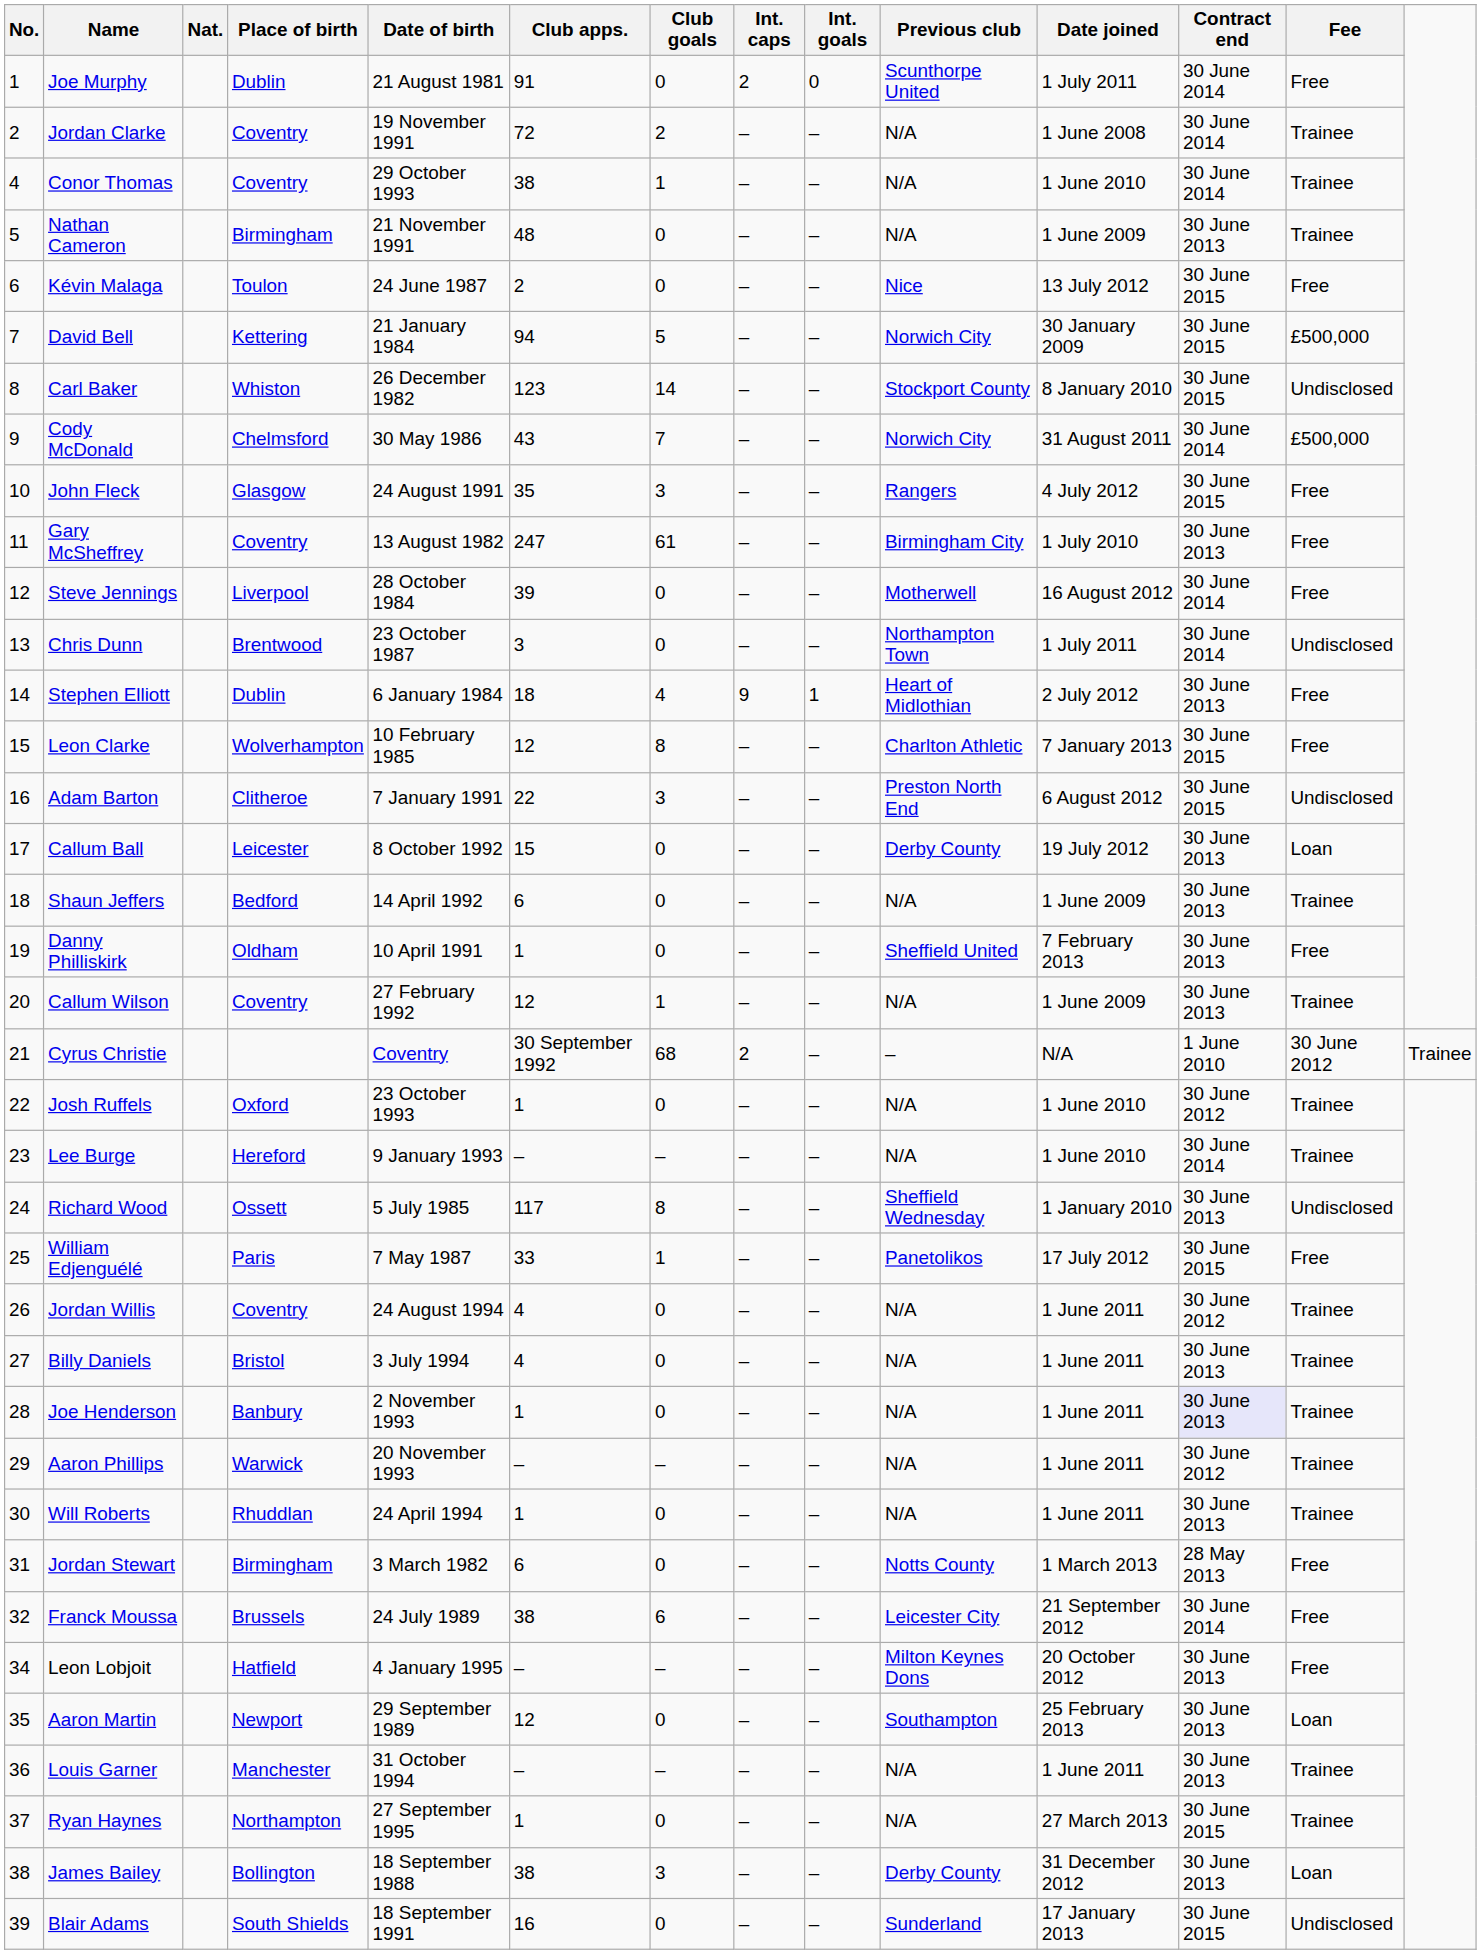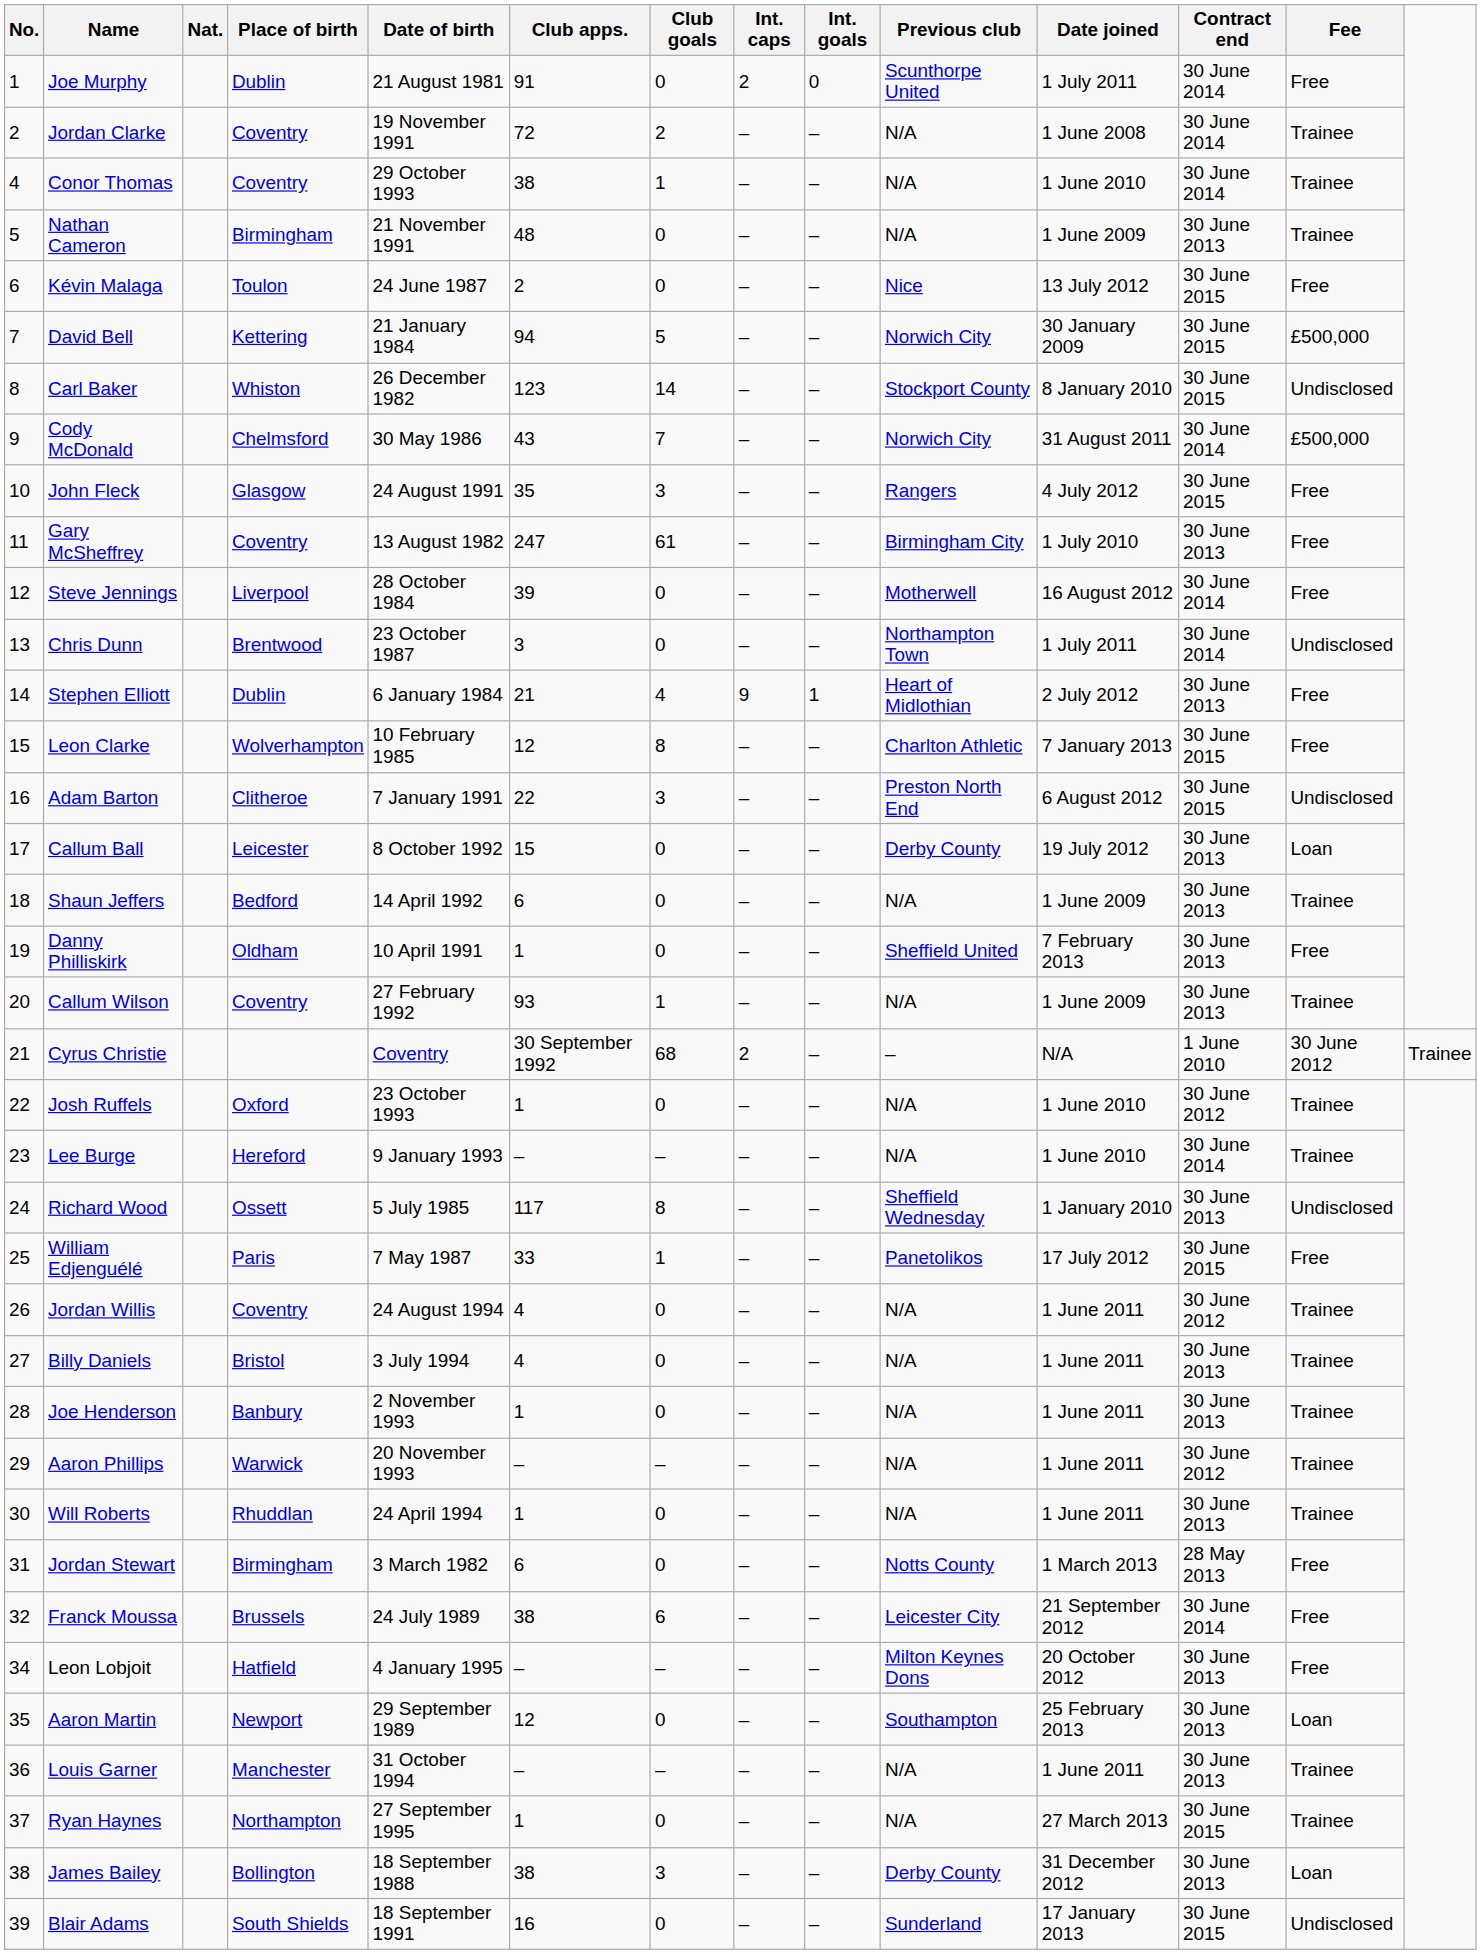(524, 695) 18 -> (524, 695) 21
(524, 1002) 12 -> (524, 1002) 93
(1216, 1412) lavender background -> (1216, 1412) no background
